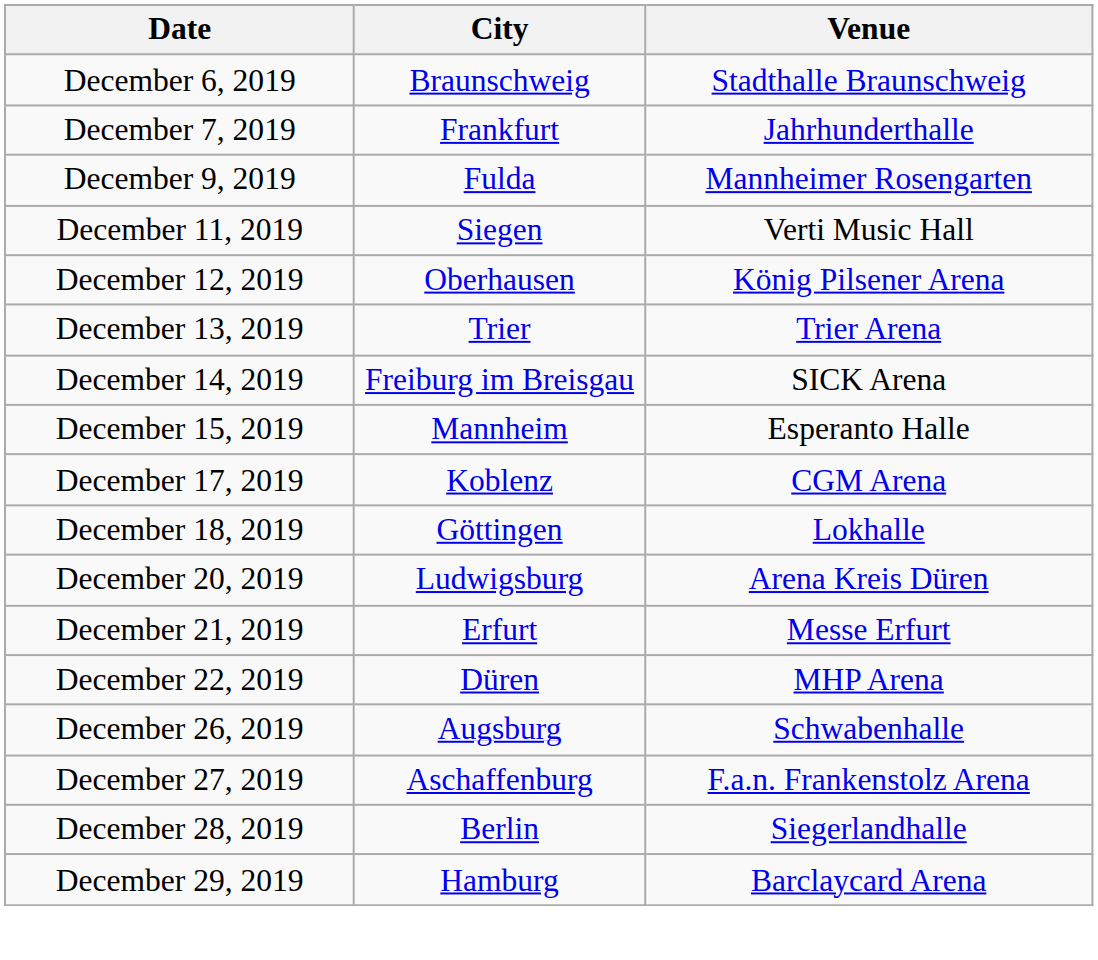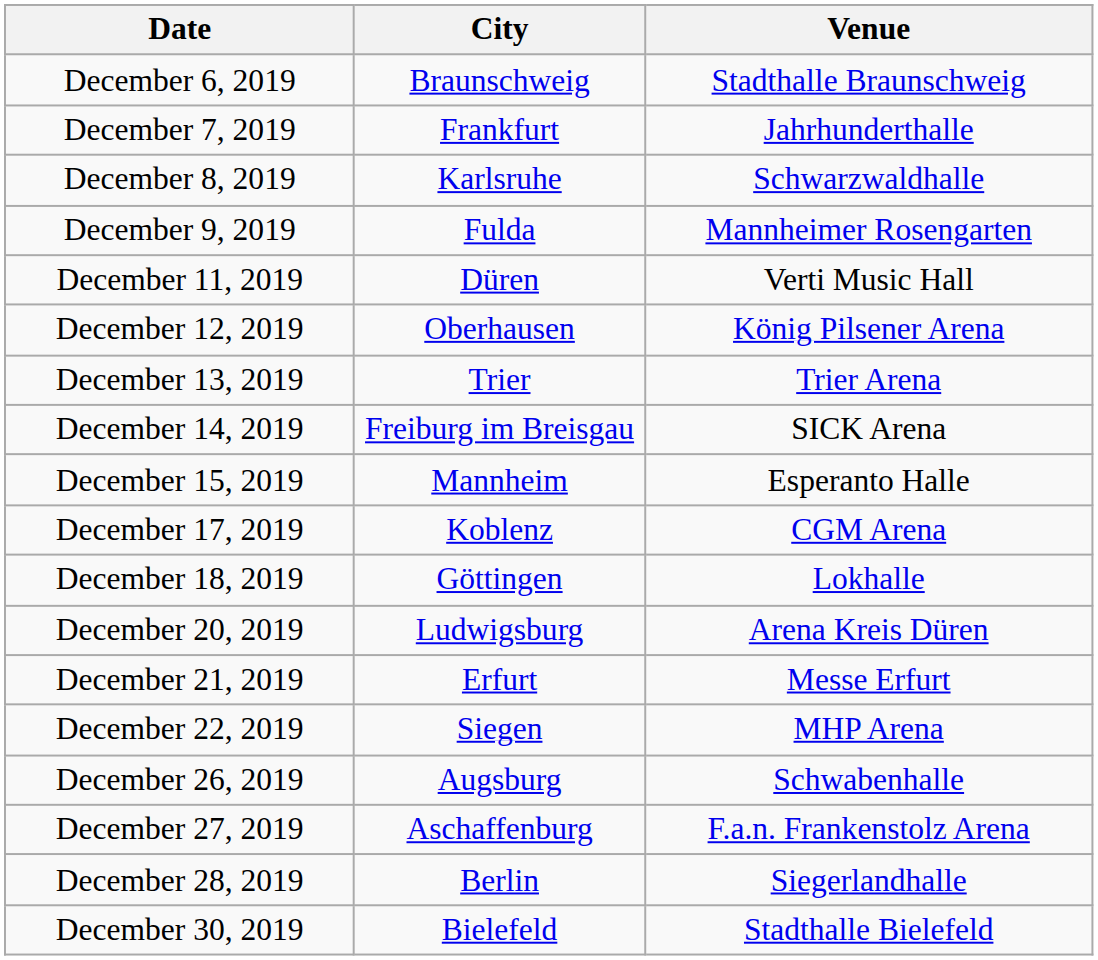+ row: (180, 179)
(500, 229) Siegen -> (500, 279) Düren
(500, 679) Düren -> (500, 729) Siegen
- row: (180, 879)
+ row: (180, 929)
